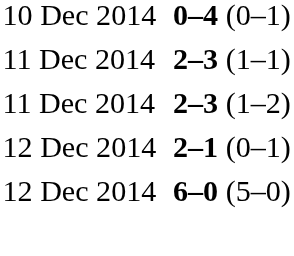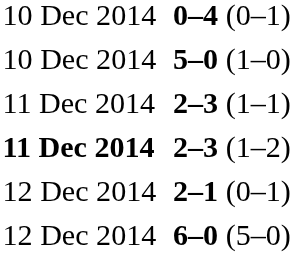+ row: (232, 59)
(79, 103) normal -> (79, 147) bold
